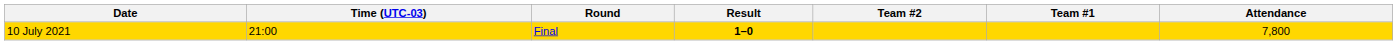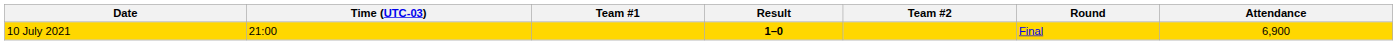columns swapped: (1073, 13) <-> (603, 13)
(1276, 31) 7,800 -> (1276, 31) 6,900
